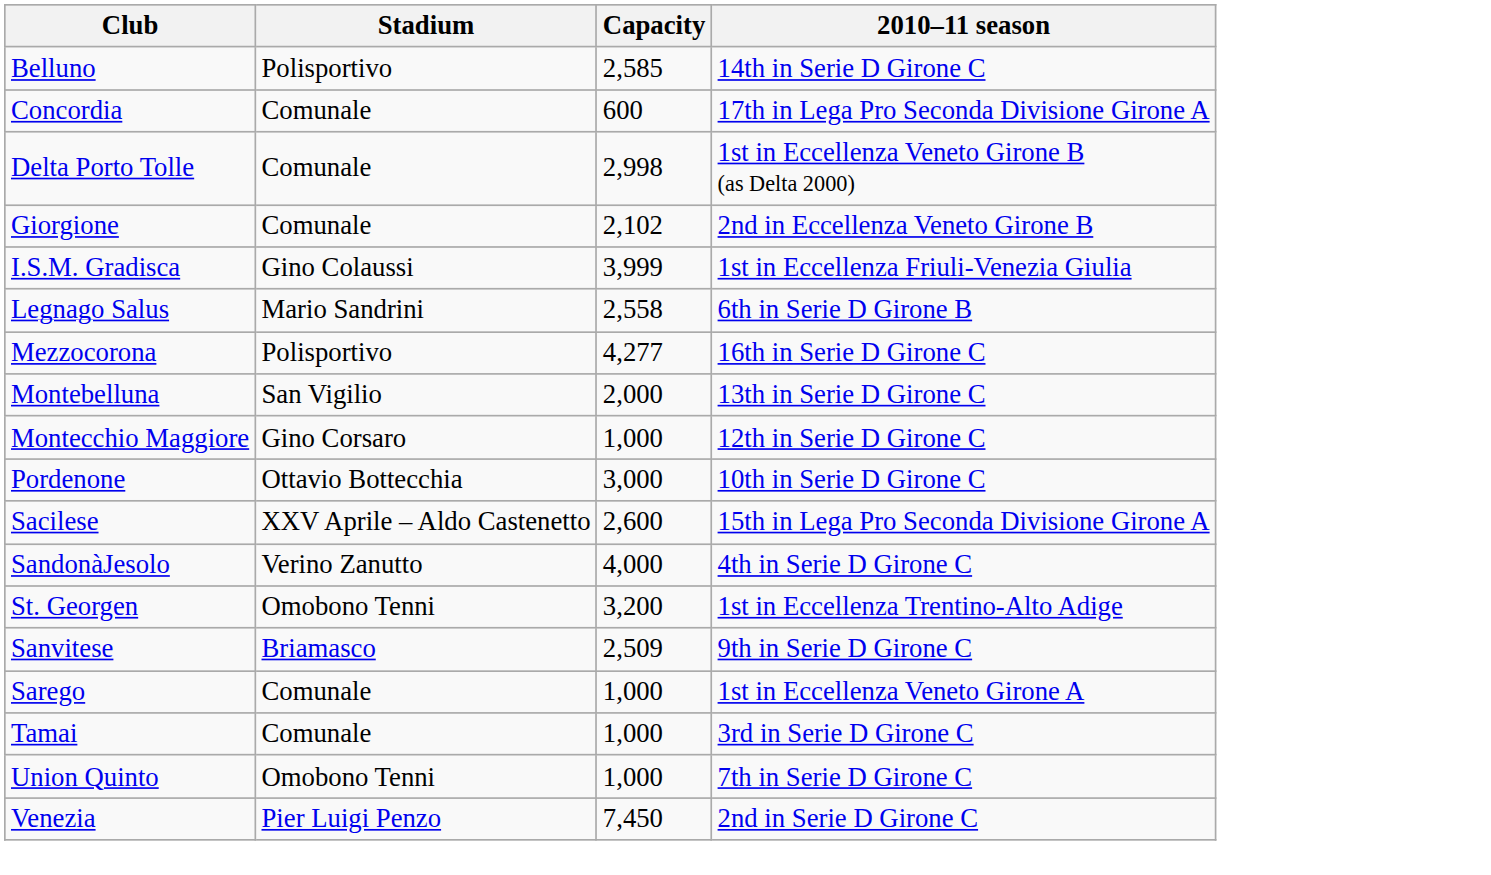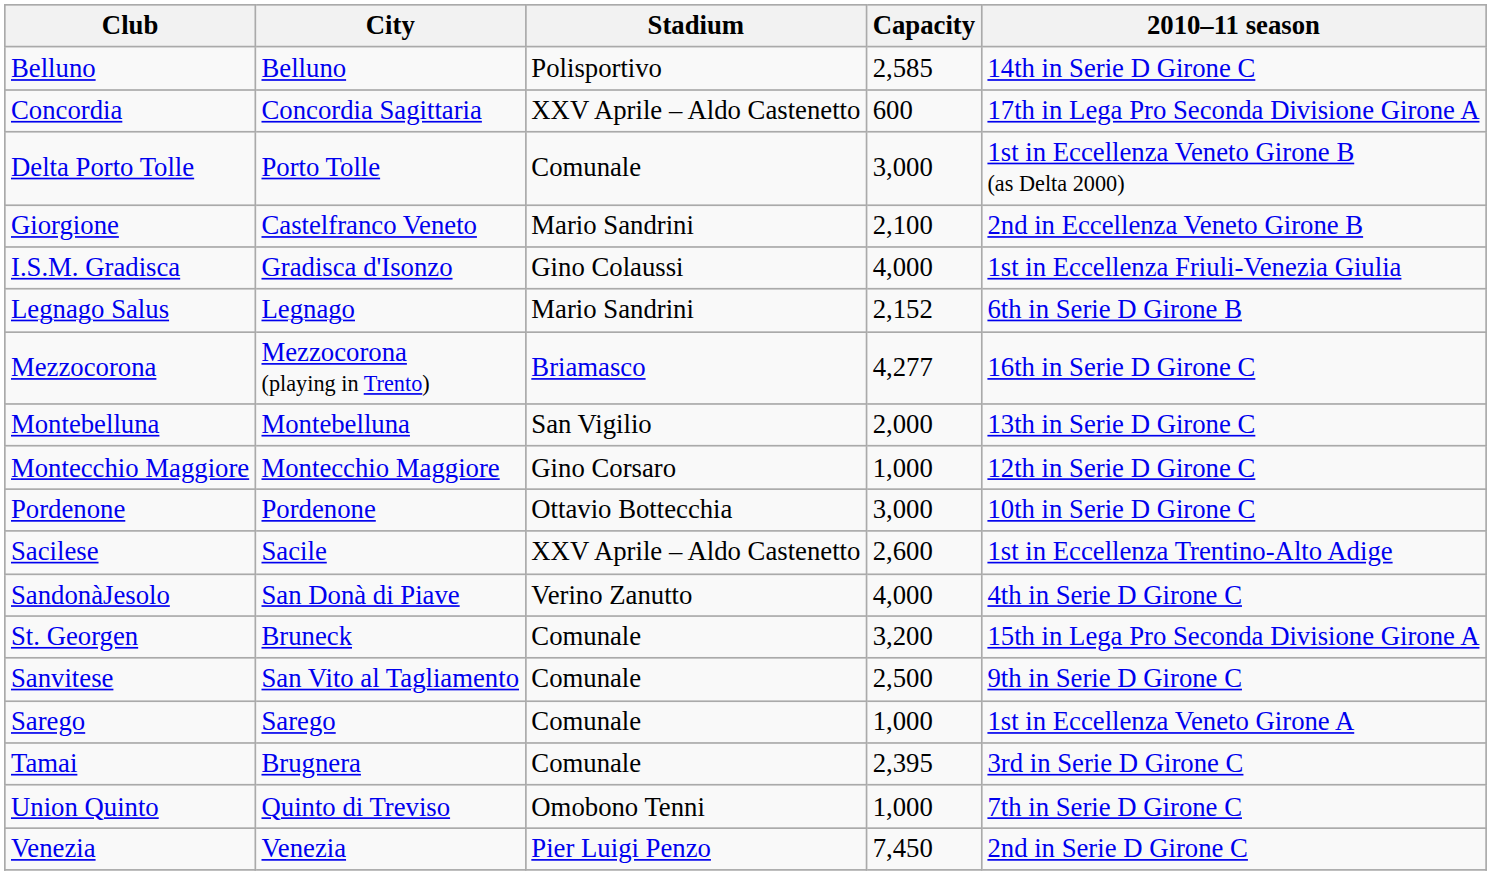+ column: (390, 25)
(316, 110) Comunale -> (696, 110) XXV Aprile – Aldo Castenetto
(633, 167) 2,998 -> (903, 167) 3,000
(316, 225) Comunale -> (613, 225) Mario Sandrini
(633, 225) 2,102 -> (903, 225) 2,100
(633, 267) 3,999 -> (903, 267) 4,000
(633, 310) 2,558 -> (903, 310) 2,152
(327, 352) Polisportivo -> (588, 367) Briamasco
(964, 521) 15th in Lega Pro Seconda Divisione Girone A -> (1190, 551) 1st in Eccellenza Trentino-Alto Adige
(348, 606) Omobono Tenni -> (586, 636) Comunale
(920, 606) 1st in Eccellenza Trentino-Alto Adige -> (1233, 636) 15th in Lega Pro Seconda Divisione Girone A
(319, 649) Briamasco -> (586, 679) Comunale
(633, 649) 2,509 -> (903, 679) 2,500
(633, 733) 1,000 -> (903, 763) 2,395
